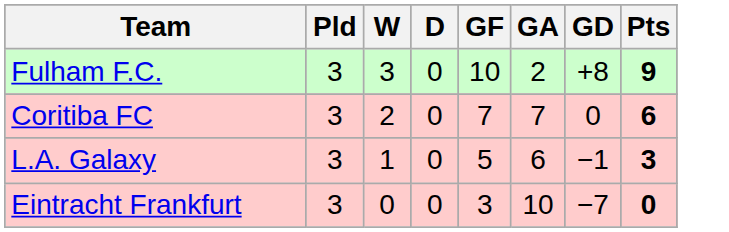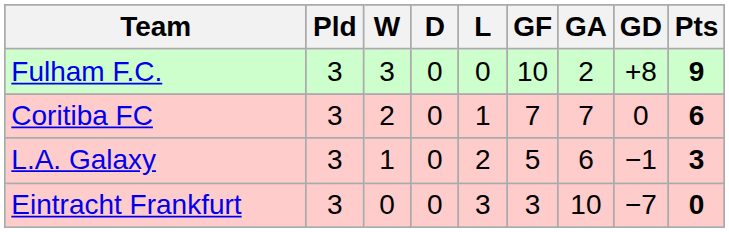+ column: (483, 26)
